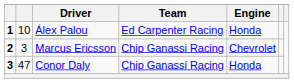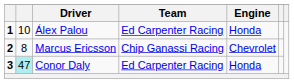(24, 48) 3 -> (24, 48) 8
(24, 65) no background -> (24, 65) paleturquoise background
(173, 65) Chip Ganassi Racing -> (172, 65) Ed Carpenter Racing
